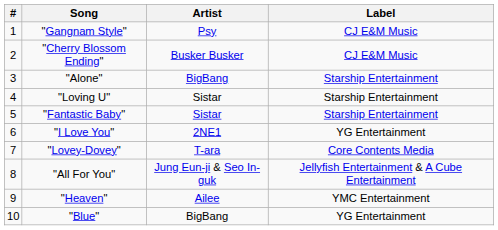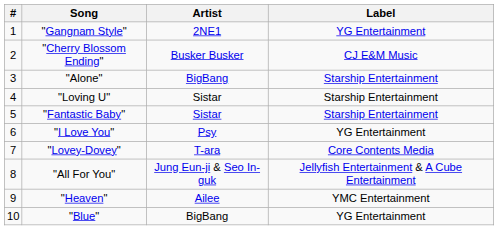(207, 31) Psy -> (207, 31) 2NE1
(381, 31) CJ E&M Music -> (381, 31) YG Entertainment
(207, 132) 2NE1 -> (207, 132) Psy
